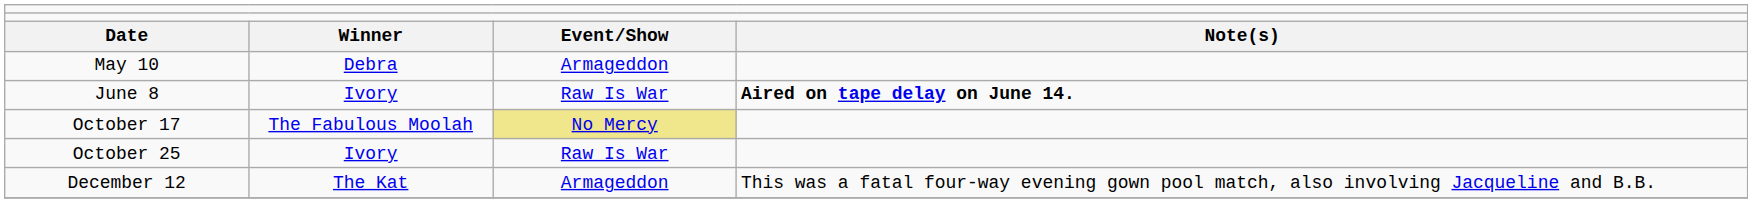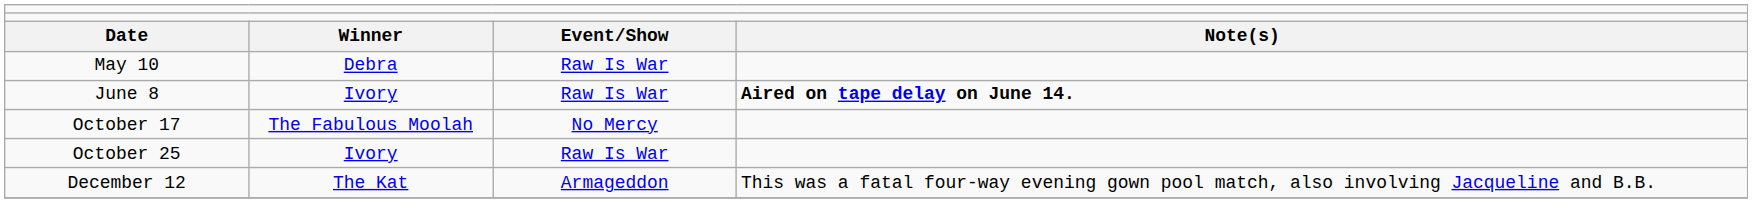(615, 66) Armageddon -> (615, 66) Raw Is War
(615, 124) khaki background -> (615, 124) no background
